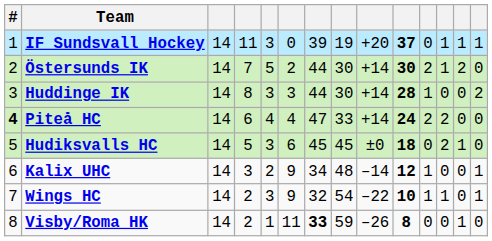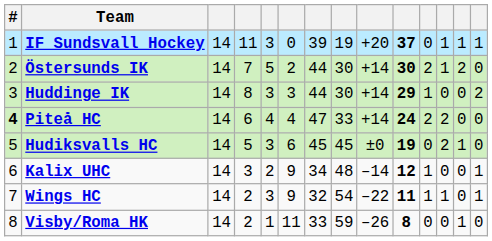(406, 94) 28 -> (406, 94) 29
(406, 146) 18 -> (406, 146) 19
(406, 197) 10 -> (406, 197) 11
(318, 223) bold -> (318, 223) normal
